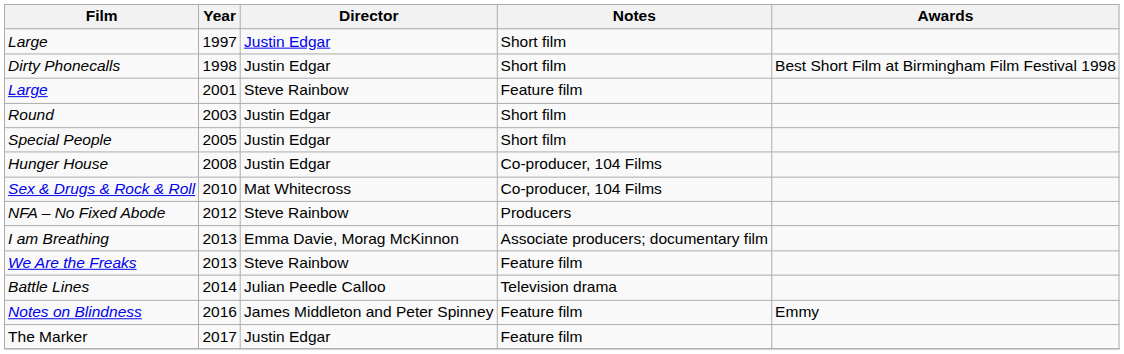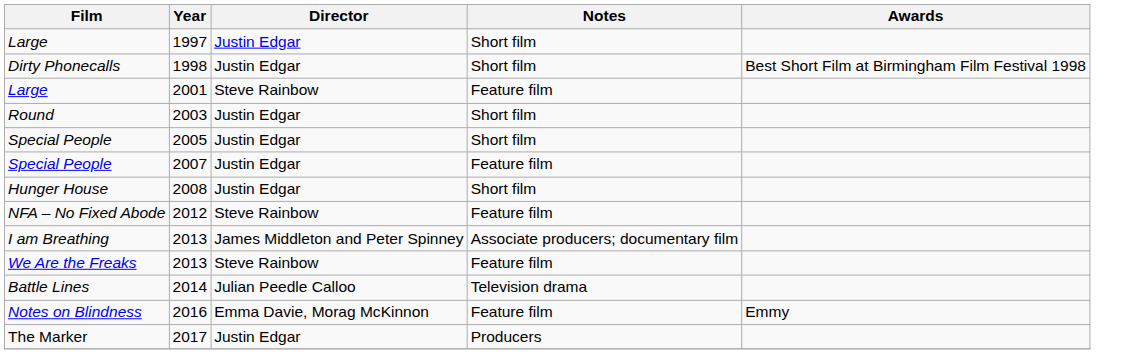+ row: (60, 164)
(581, 164) Co-producer, 104 Films -> (503, 189) Short film
- row: (102, 189)
(536, 213) Producers -> (512, 213) Feature film
(351, 238) Emma Davie, Morag McKinnon -> (339, 238) James Middleton and Peter Spinney
(369, 312) James Middleton and Peter Spinney -> (322, 312) Emma Davie, Morag McKinnon
(542, 336) Feature film -> (506, 336) Producers
